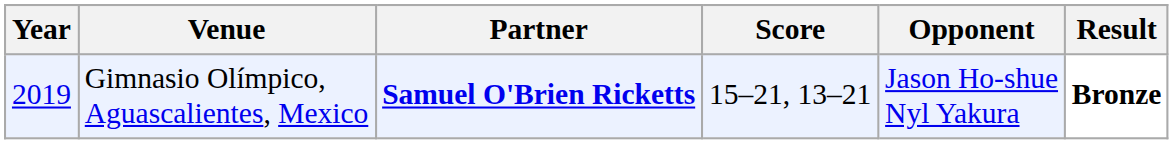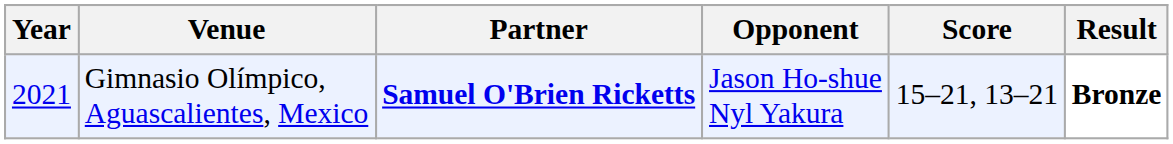columns swapped: (972, 29) <-> (790, 29)
(41, 95) 2019 -> (41, 95) 2021
